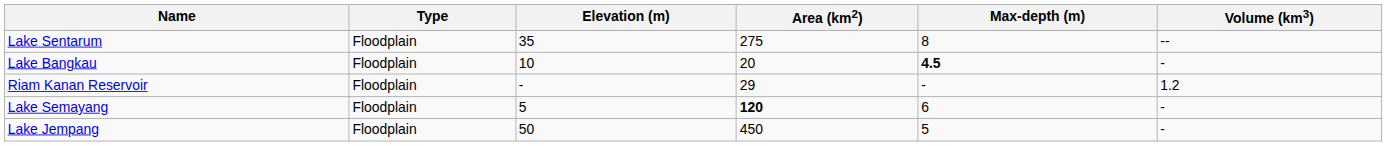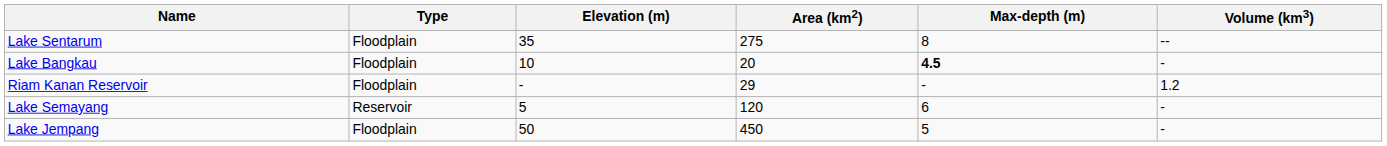(385, 107) Floodplain -> (382, 107) Reservoir
(751, 107) bold -> (751, 107) normal
